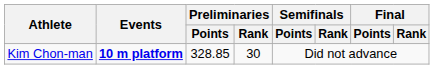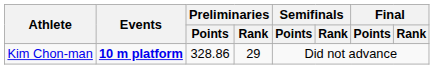(210, 54) 328.85 -> (210, 54) 328.86
(253, 54) 30 -> (253, 54) 29
